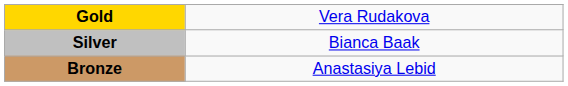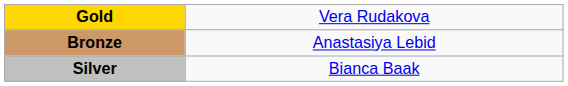rows swapped: (95, 42) <-> (95, 68)
